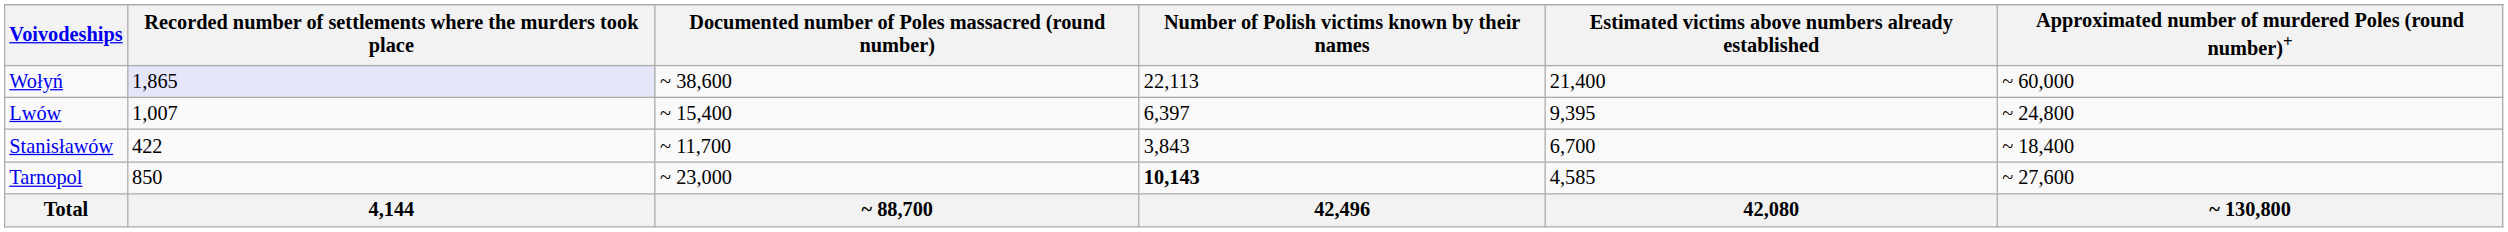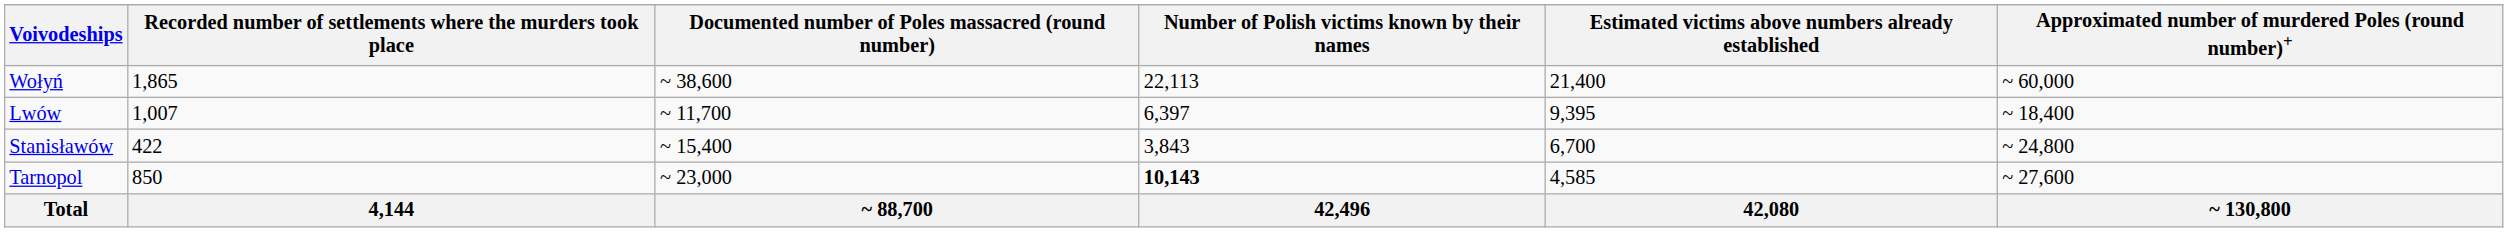(155, 81) lavender background -> (155, 81) no background
(696, 113) ~ 15,400 -> (696, 113) ~ 11,700
(2038, 113) ~ 24,800 -> (2038, 113) ~ 18,400
(696, 145) ~ 11,700 -> (696, 145) ~ 15,400
(2038, 145) ~ 18,400 -> (2038, 145) ~ 24,800
